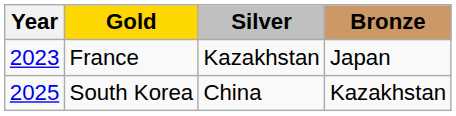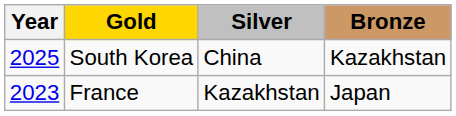rows swapped: (104, 57) <-> (131, 92)
